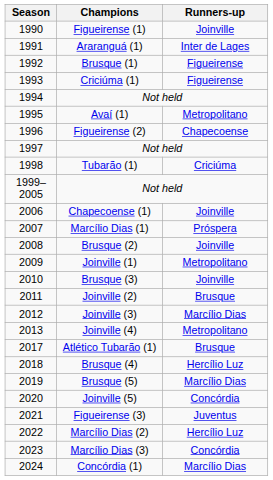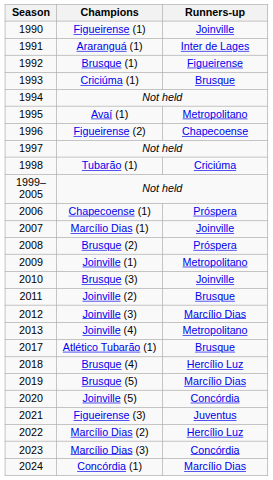(215, 81) Figueirense -> (215, 81) Brusque
(215, 212) Joinville -> (215, 212) Próspera
(215, 229) Próspera -> (215, 229) Joinville
(215, 246) Joinville -> (215, 246) Próspera
